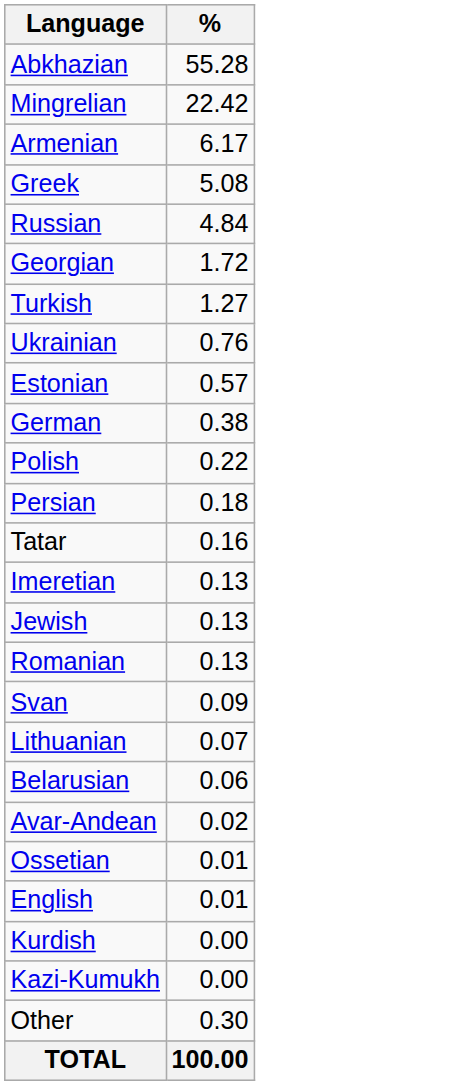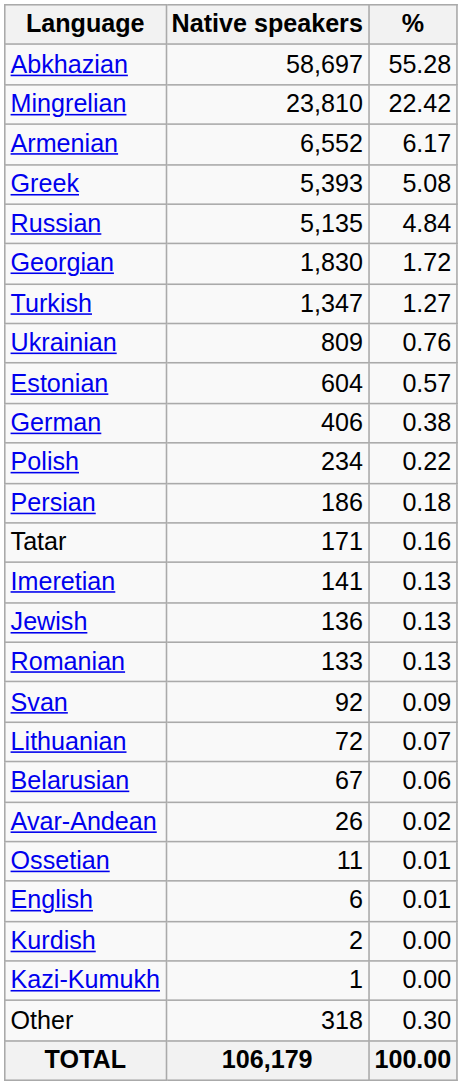+ column: (267, 24)
